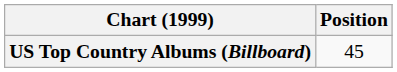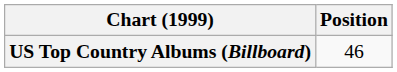(354, 51) 45 -> (354, 51) 46
